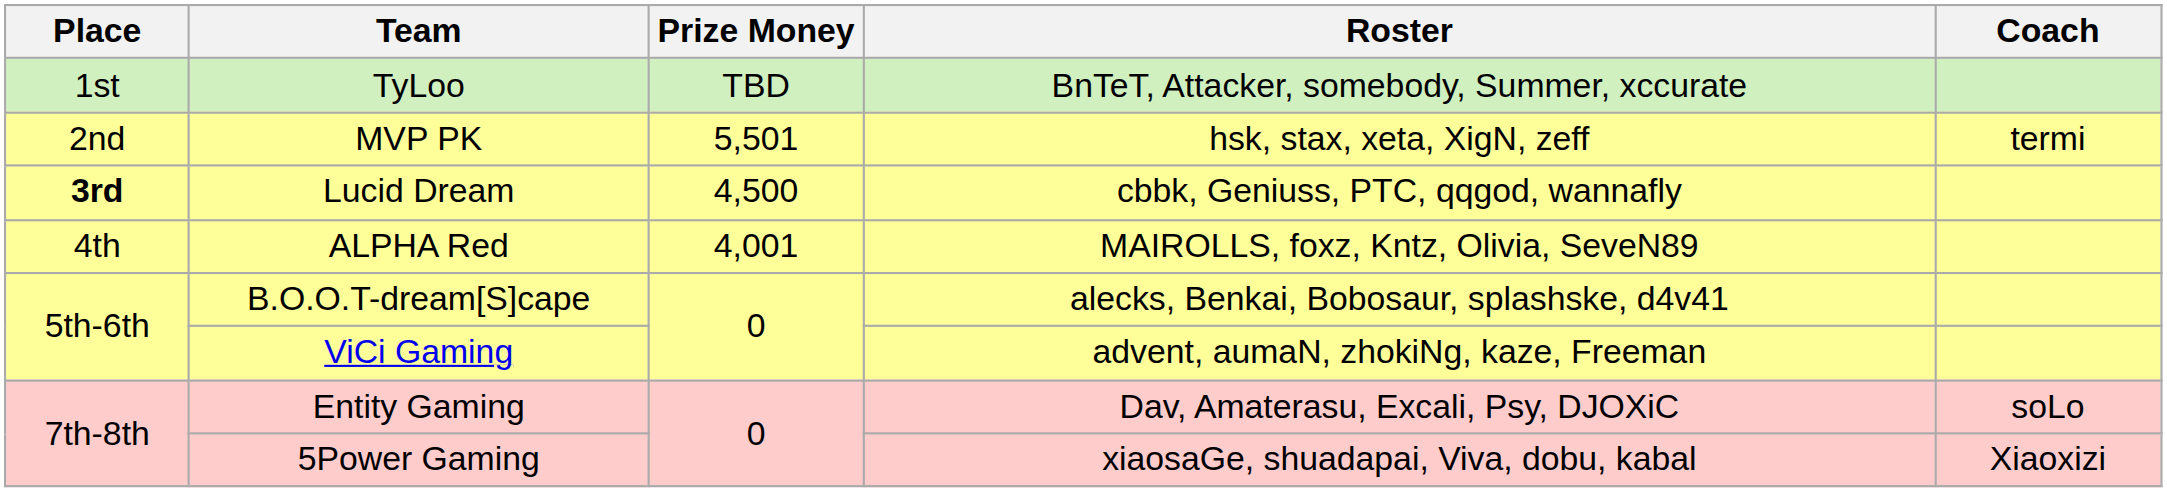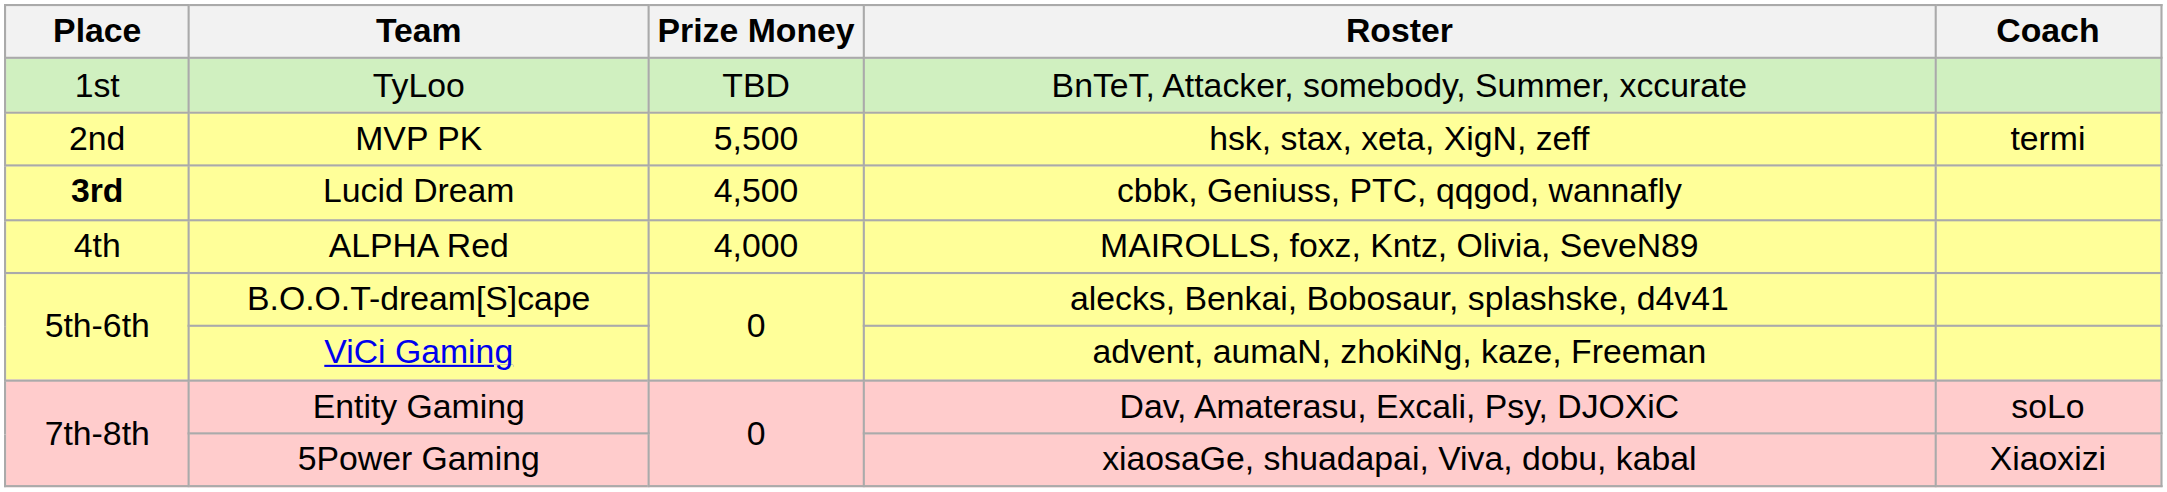(756, 138) 5,501 -> (756, 138) 5,500
(756, 245) 4,001 -> (756, 245) 4,000
